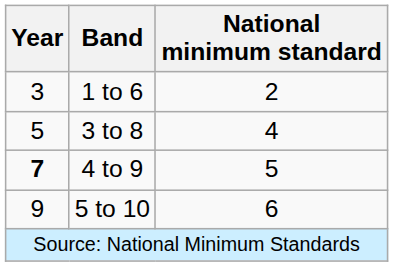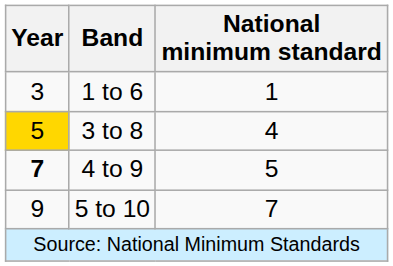(272, 91) 2 -> (272, 91) 1
(37, 130) no background -> (37, 130) gold background
(272, 208) 6 -> (272, 208) 7
